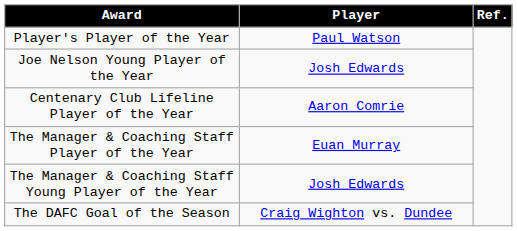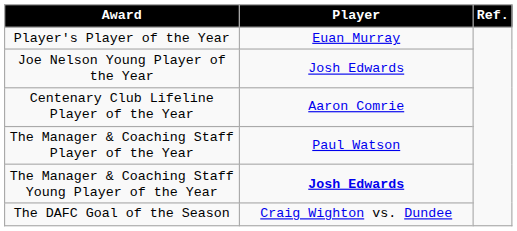(356, 38) Paul Watson -> (356, 38) Euan Murray
(356, 145) Euan Murray -> (356, 145) Paul Watson
(356, 183) normal -> (356, 183) bold
